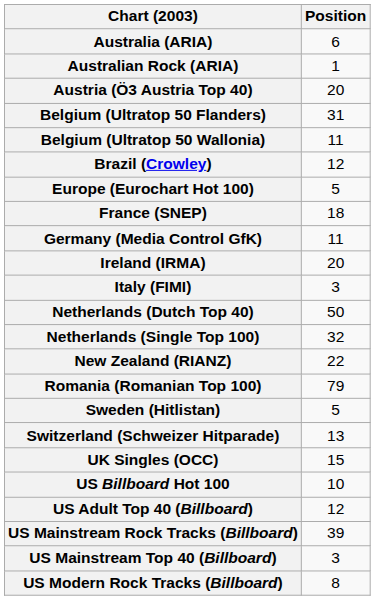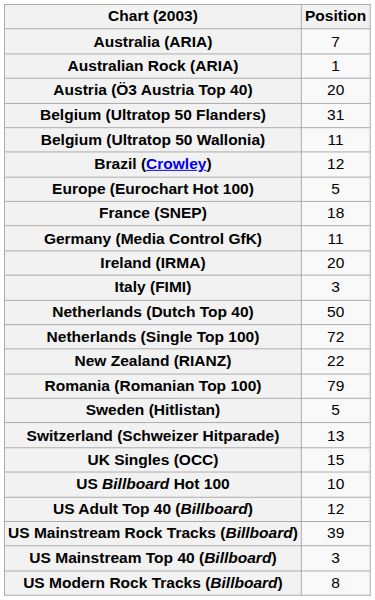(336, 41) 6 -> (336, 41) 7
(336, 336) 32 -> (336, 336) 72
